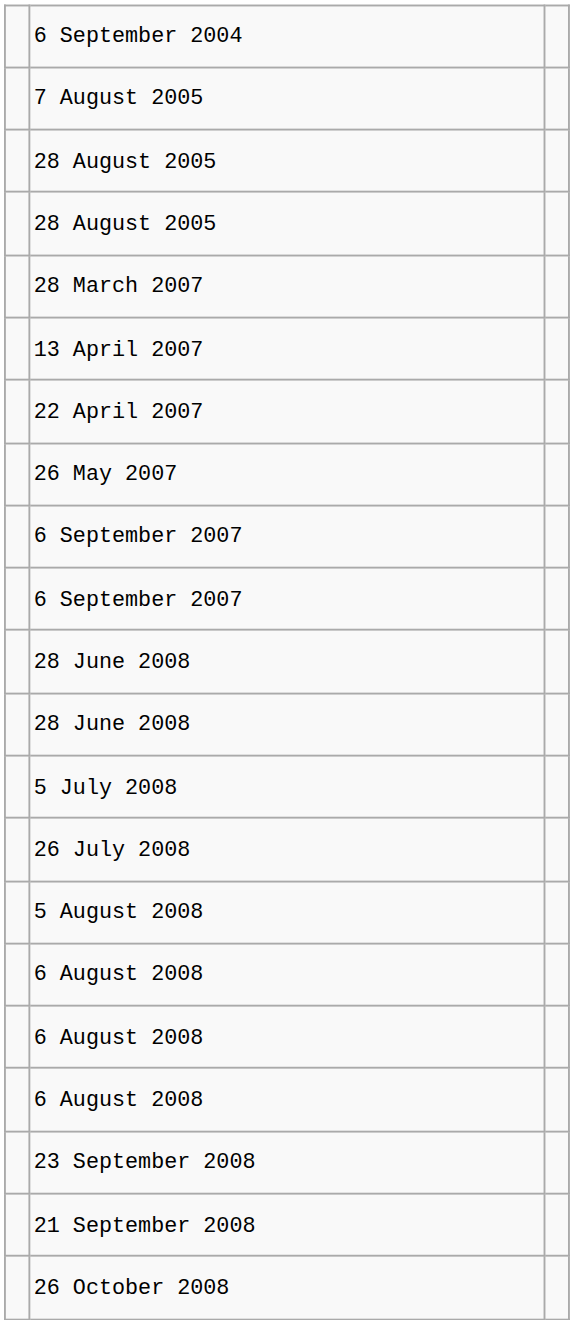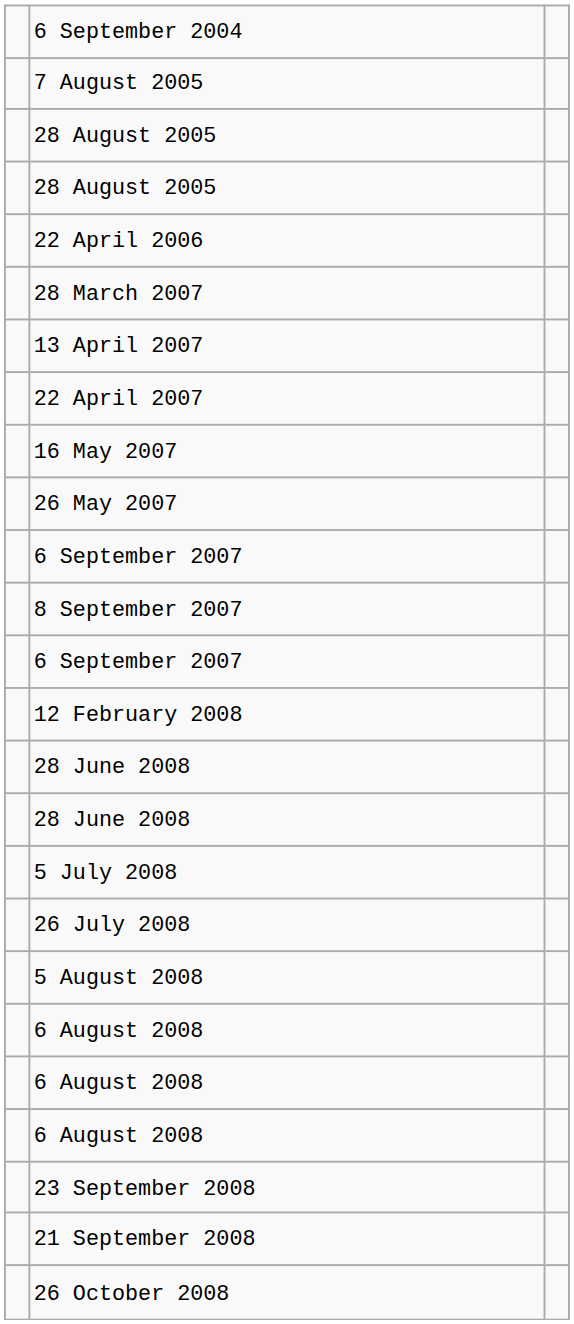+ row: (17, 241)
+ row: (17, 451)
+ row: (17, 609)
+ row: (17, 714)
